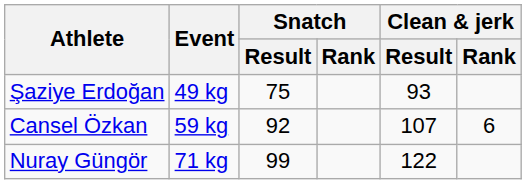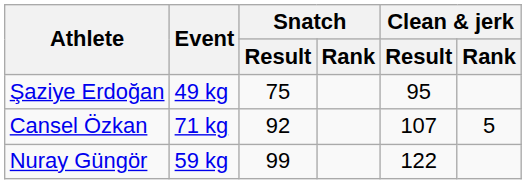(419, 91) 93 -> (419, 91) 95
(201, 126) 59 kg -> (201, 126) 71 kg
(489, 126) 6 -> (489, 126) 5
(201, 160) 71 kg -> (201, 160) 59 kg
